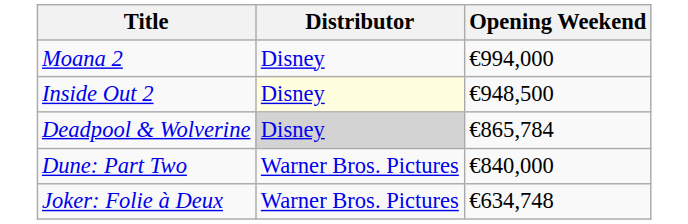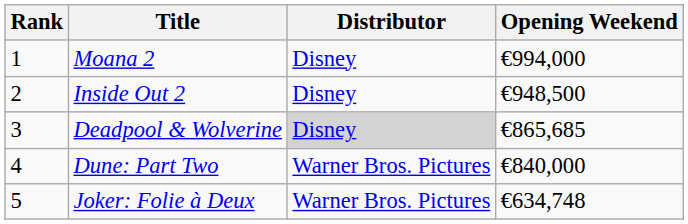+ column: (37, 22)
(293, 93) lightyellow background -> (324, 93) no background
(512, 129) €865,784 -> (543, 129) €865,685
